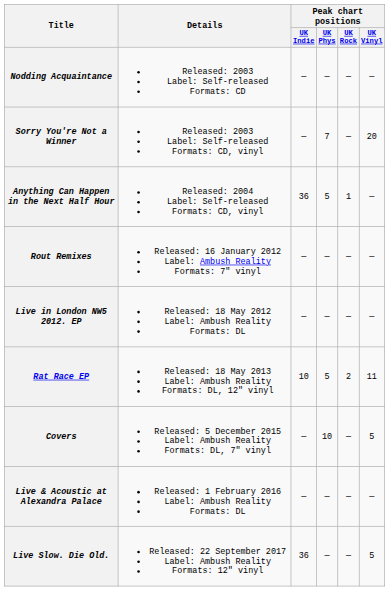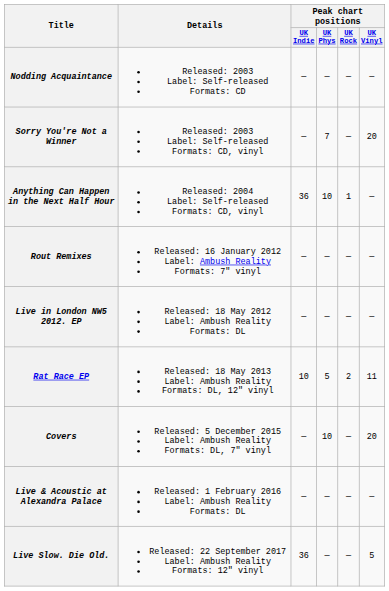(327, 197) 5 -> (327, 197) 10
(372, 436) 5 -> (372, 436) 20
